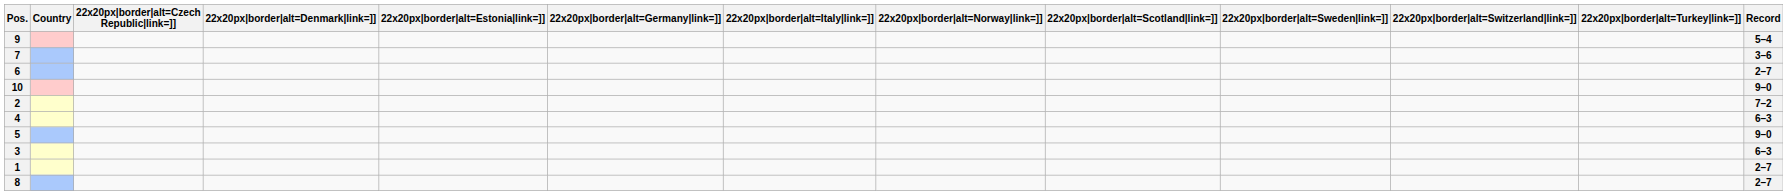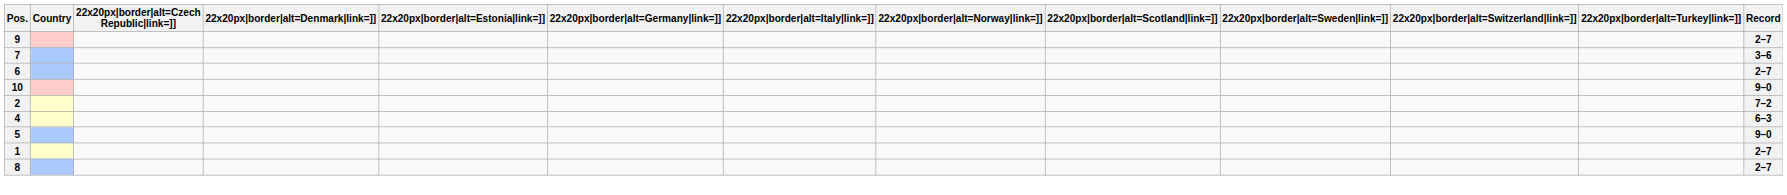(1763, 40) 5–4 -> (1763, 40) 2–7
- row: (17, 151)
